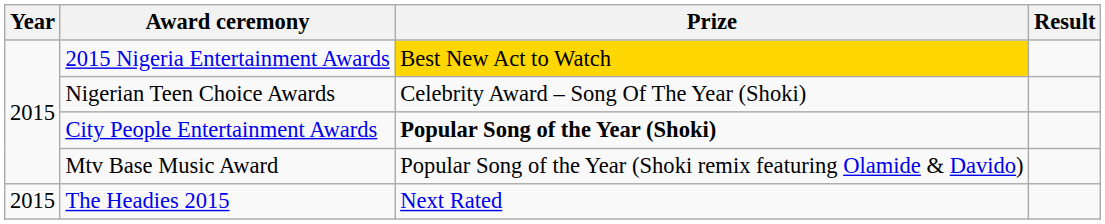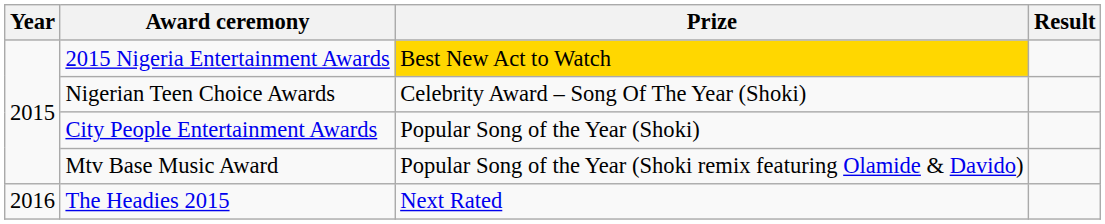(558, 129) bold -> (550, 129) normal
(32, 201) 2015 -> (32, 201) 2016
